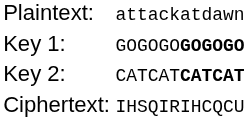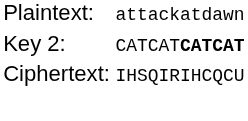- row: (34, 43)
